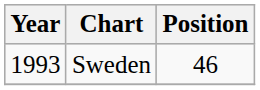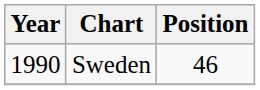(35, 63) 1993 -> (35, 63) 1990
